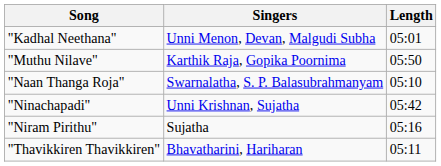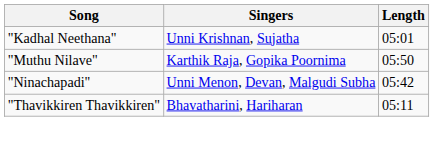(271, 37) Unni Menon, Devan, Malgudi Subha -> (233, 37) Unni Krishnan, Sujatha
- row: (66, 82)
(233, 104) Unni Krishnan, Sujatha -> (271, 82) Unni Menon, Devan, Malgudi Subha
- row: (52, 127)
